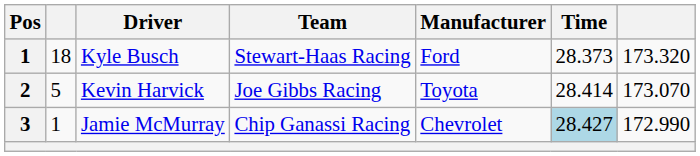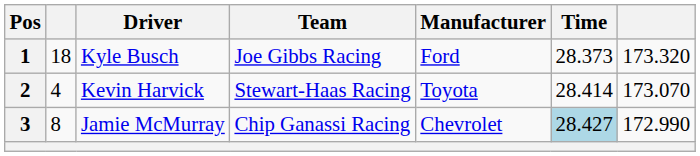(323, 56) Stewart-Haas Racing -> (308, 56) Joe Gibbs Racing
(56, 90) 5 -> (56, 90) 4
(308, 90) Joe Gibbs Racing -> (323, 90) Stewart-Haas Racing
(56, 124) 1 -> (56, 124) 8
